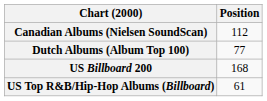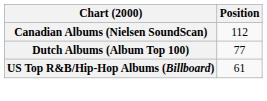- row: (111, 68)
